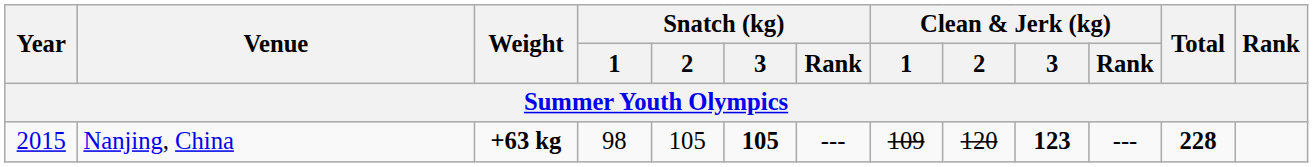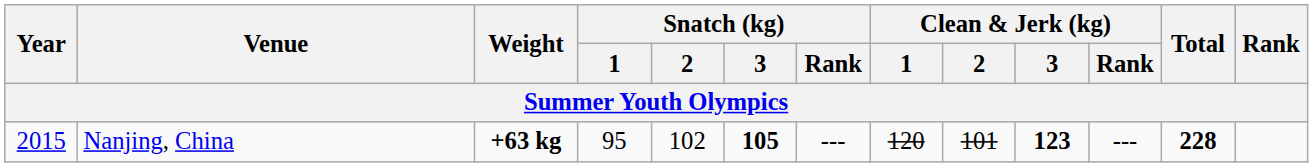(614, 141) 98 -> (614, 141) 95
(687, 141) 105 -> (687, 141) 102
(906, 141) 109 -> (906, 141) 120
(979, 141) 120 -> (979, 141) 101
